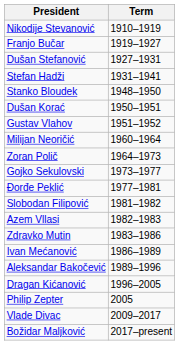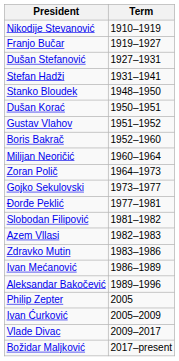+ row: (35, 140)
- row: (46, 284)
+ row: (37, 316)
